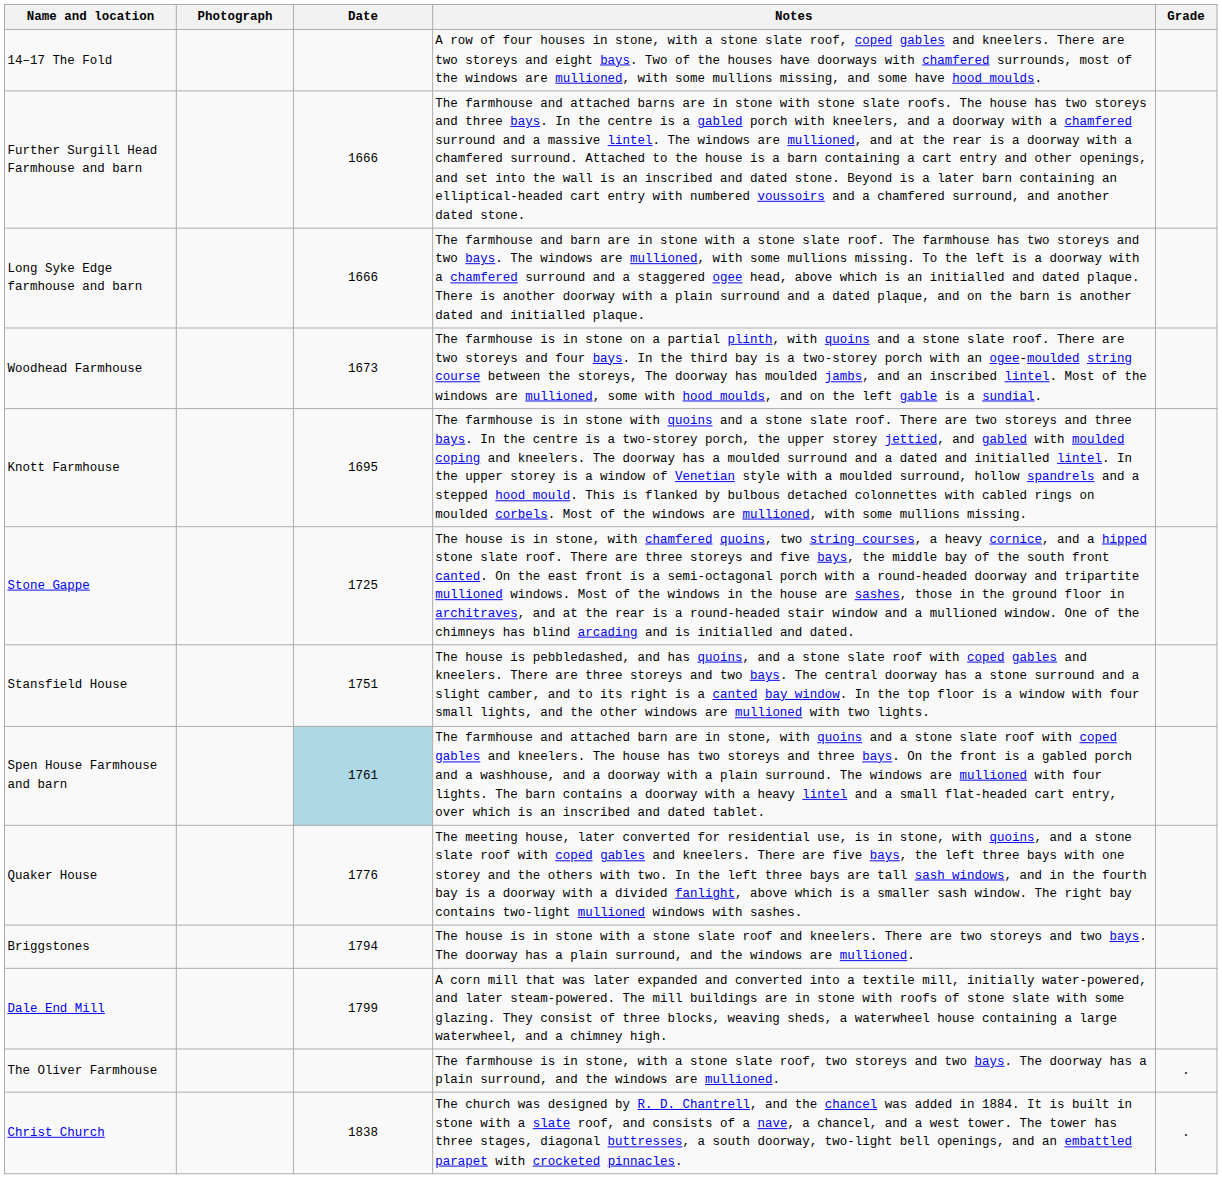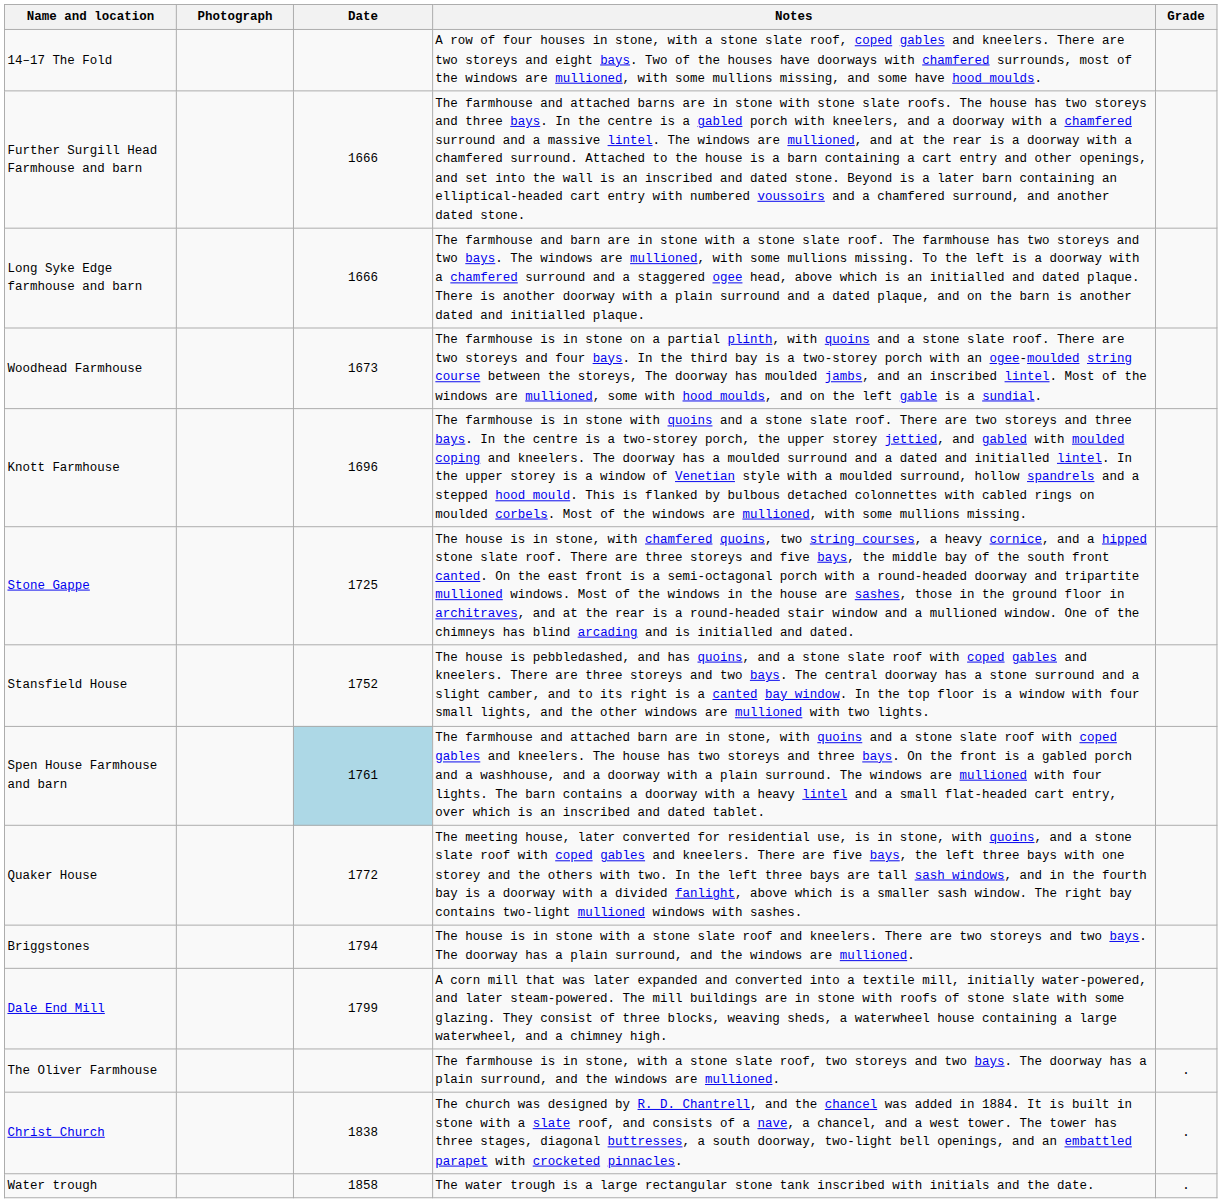(363, 467) 1695 -> (363, 467) 1696
(363, 685) 1751 -> (363, 685) 1752
(363, 875) 1776 -> (363, 875) 1772
+ row: (52, 1185)
